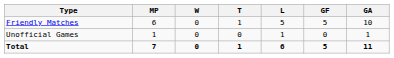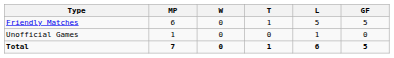- column: (368, 11)
